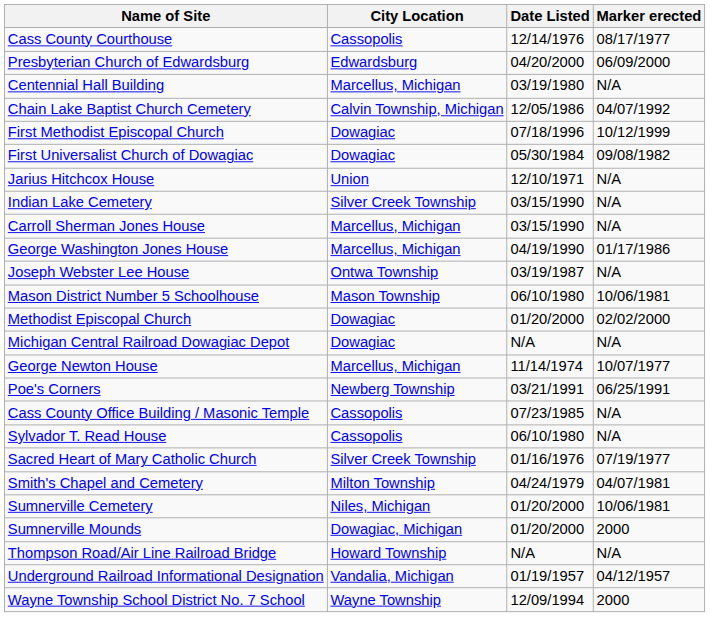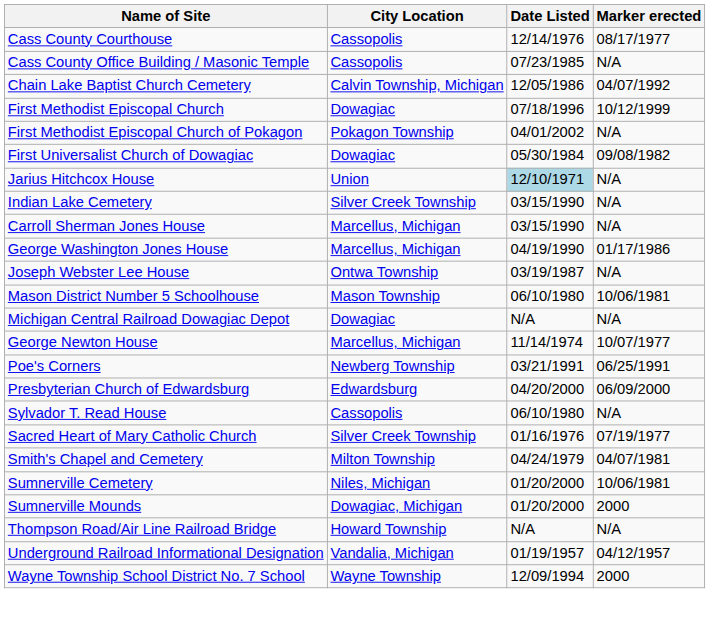rows swapped: (159, 413) <-> (129, 62)
- row: (86, 86)
+ row: (155, 132)
(547, 179) no background -> (547, 179) lightblue background
- row: (99, 319)
